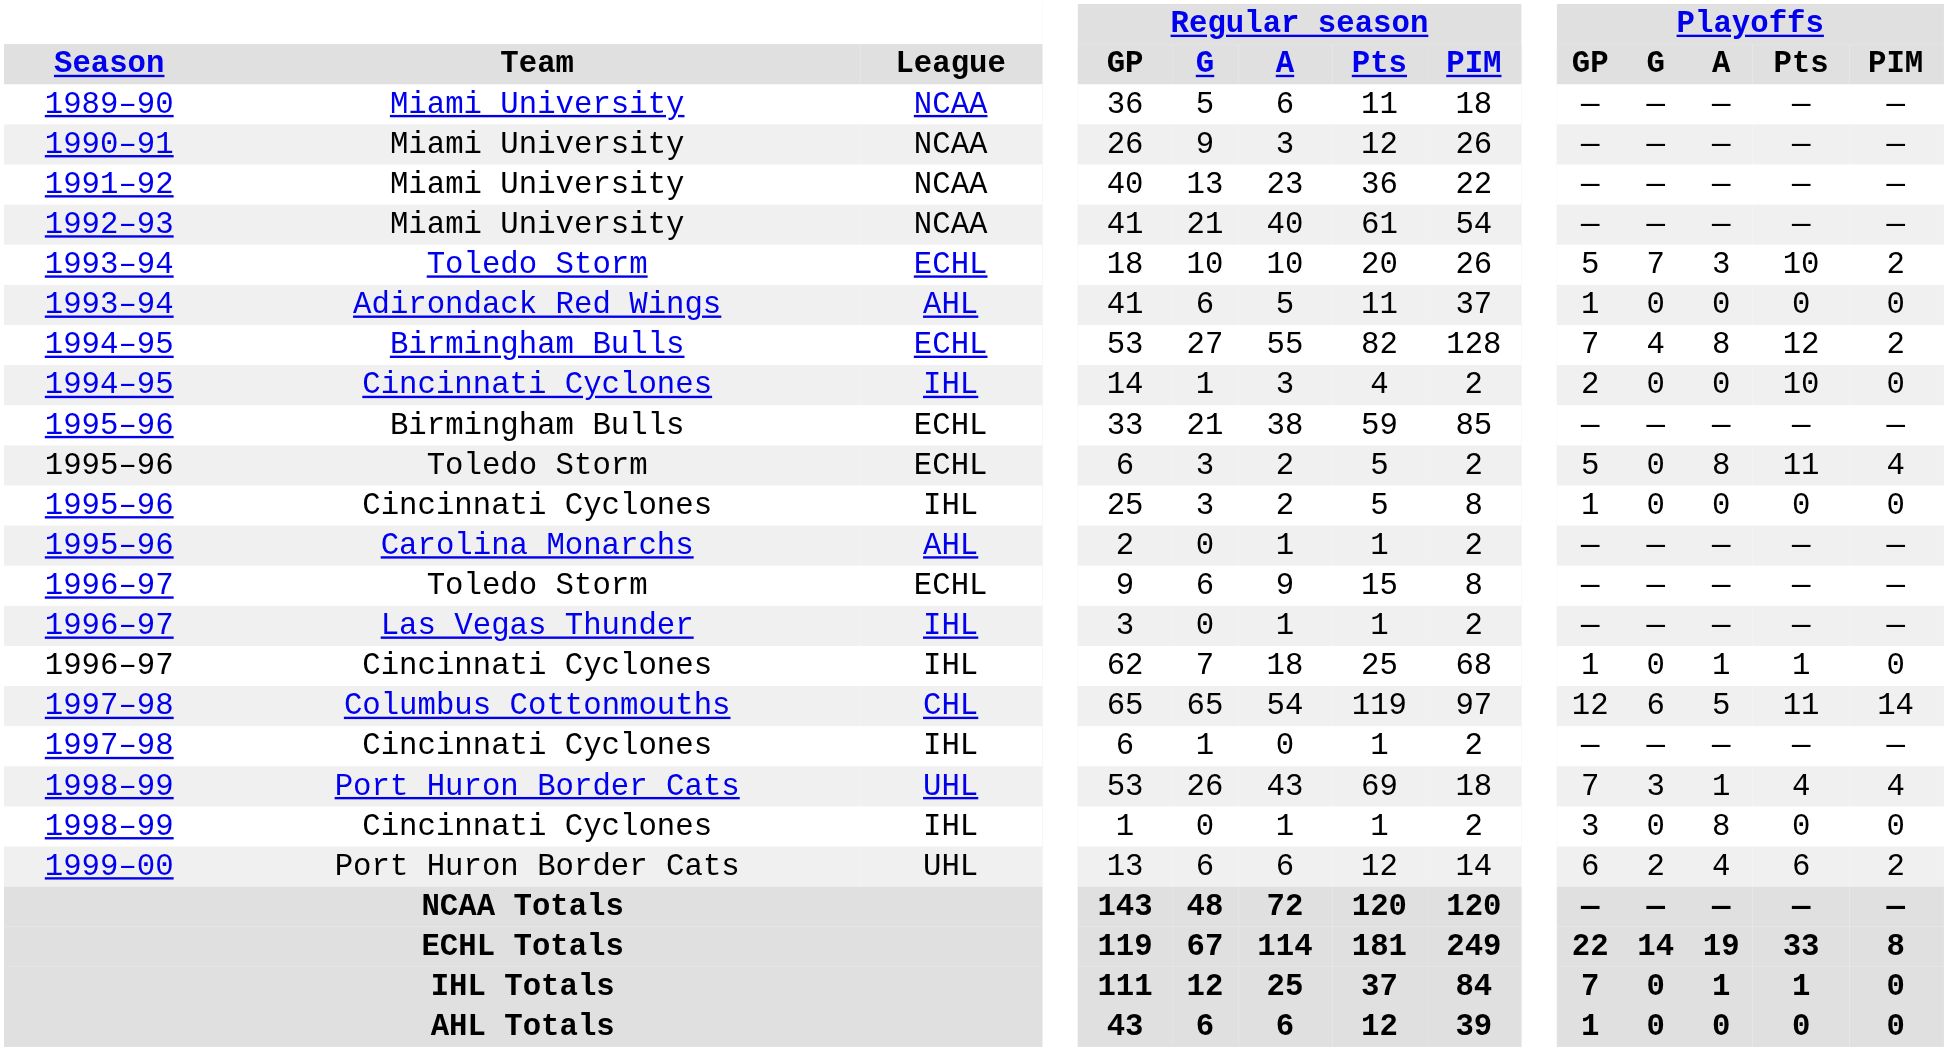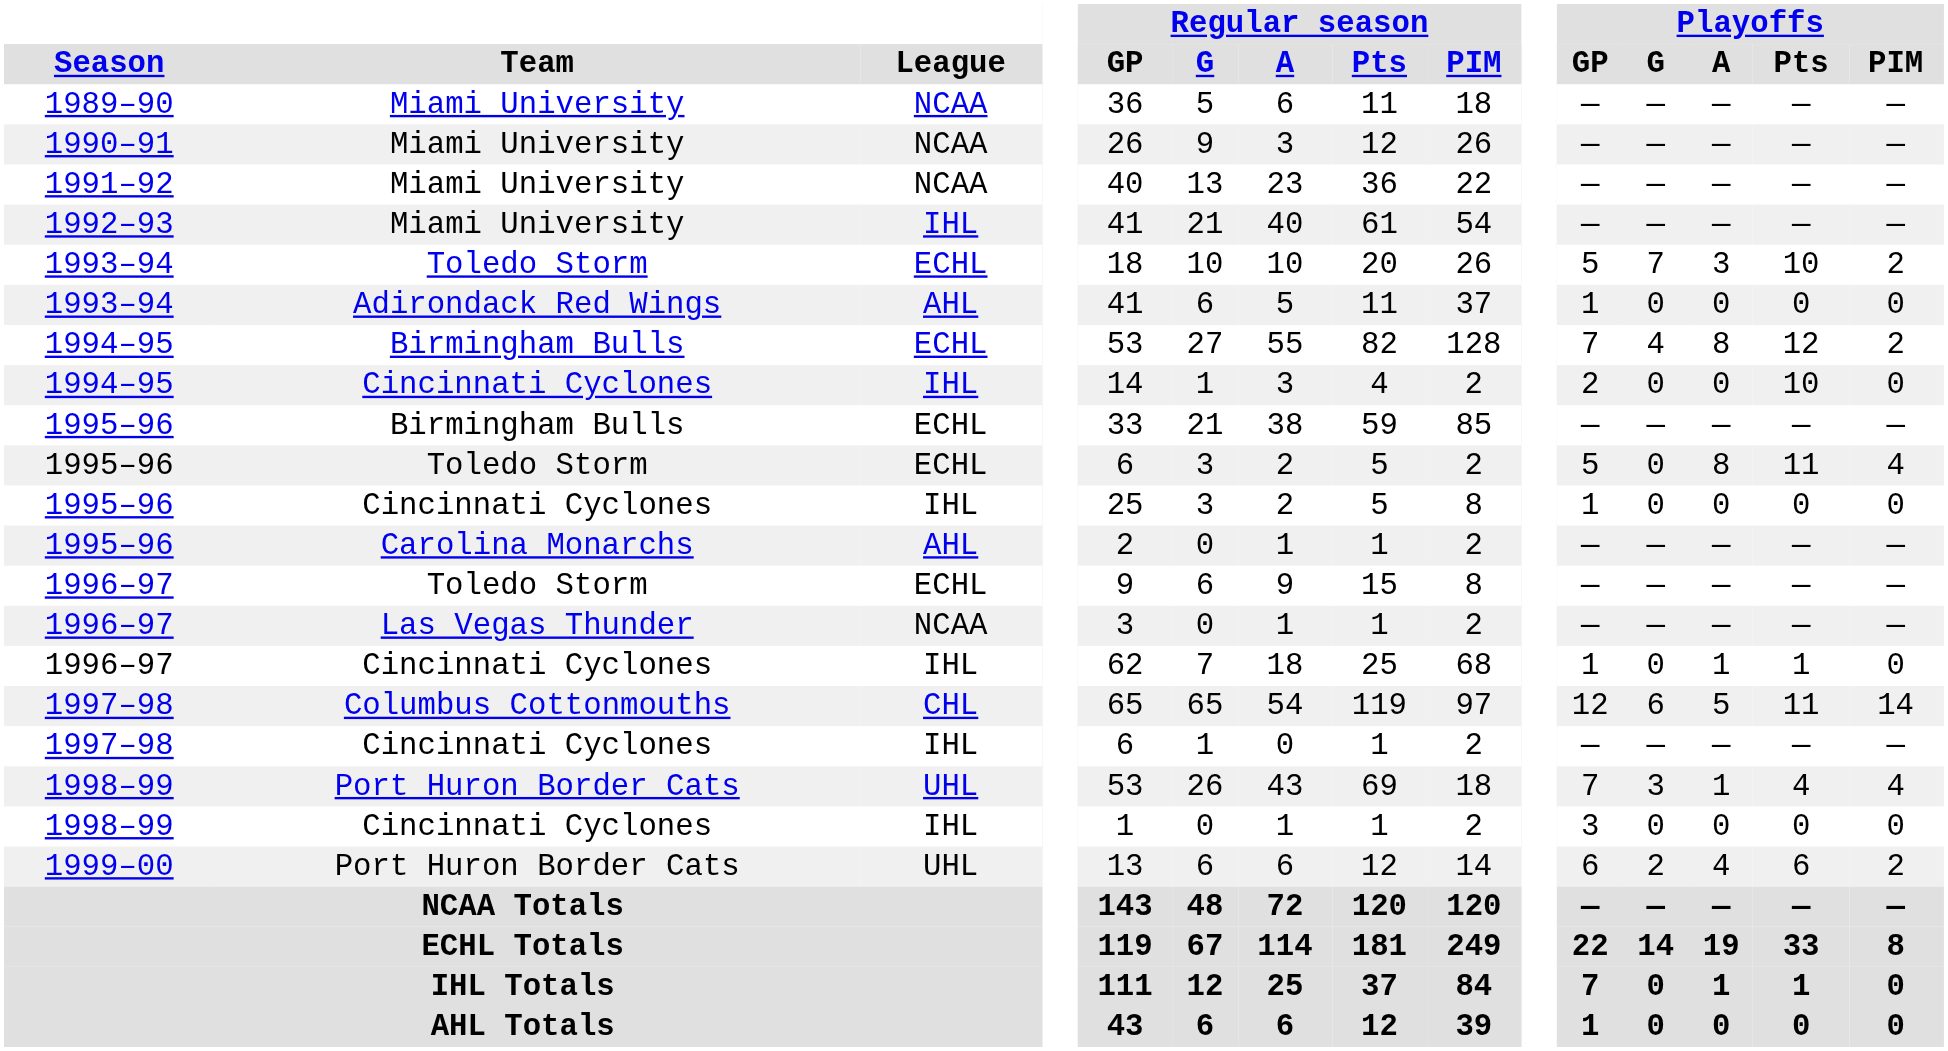(951, 225) NCAA -> (951, 225) IHL
(951, 626) IHL -> (951, 626) NCAA
(1721, 826) 8 -> (1721, 826) 0
